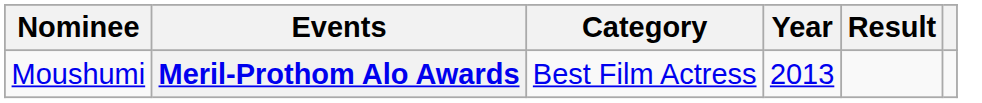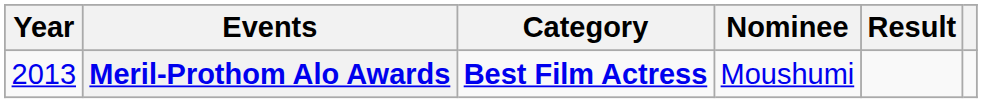columns swapped: (802, 27) <-> (78, 27)
(645, 73) normal -> (585, 73) bold
